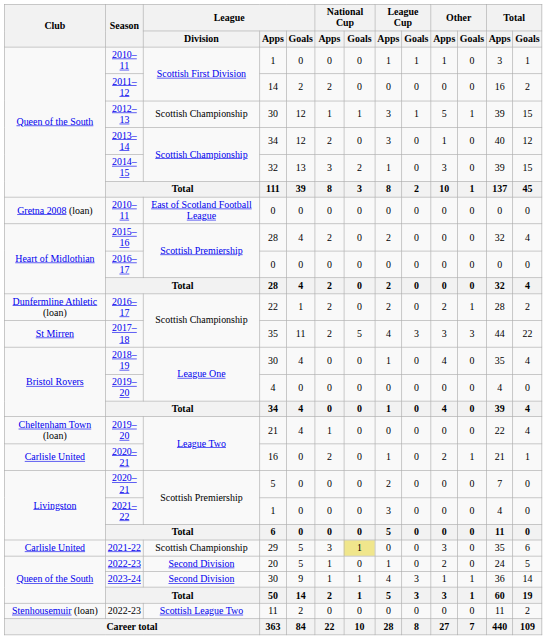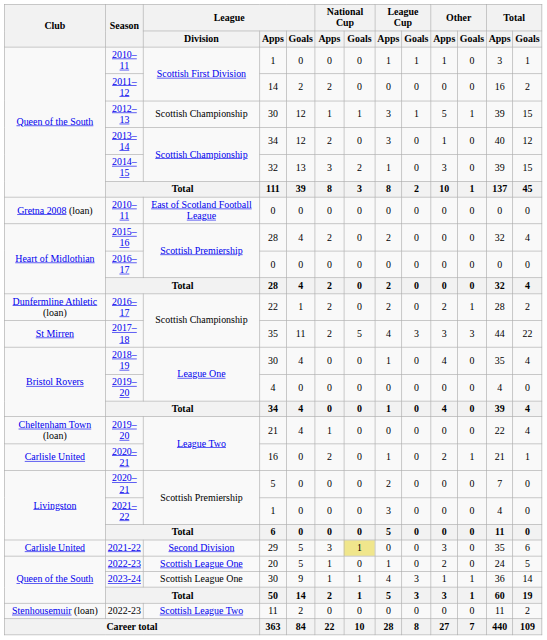(201, 548) Scottish Championship -> (201, 548) Second Division
(201, 563) Second Division -> (201, 563) Scottish League One
(201, 579) Second Division -> (201, 579) Scottish League One
